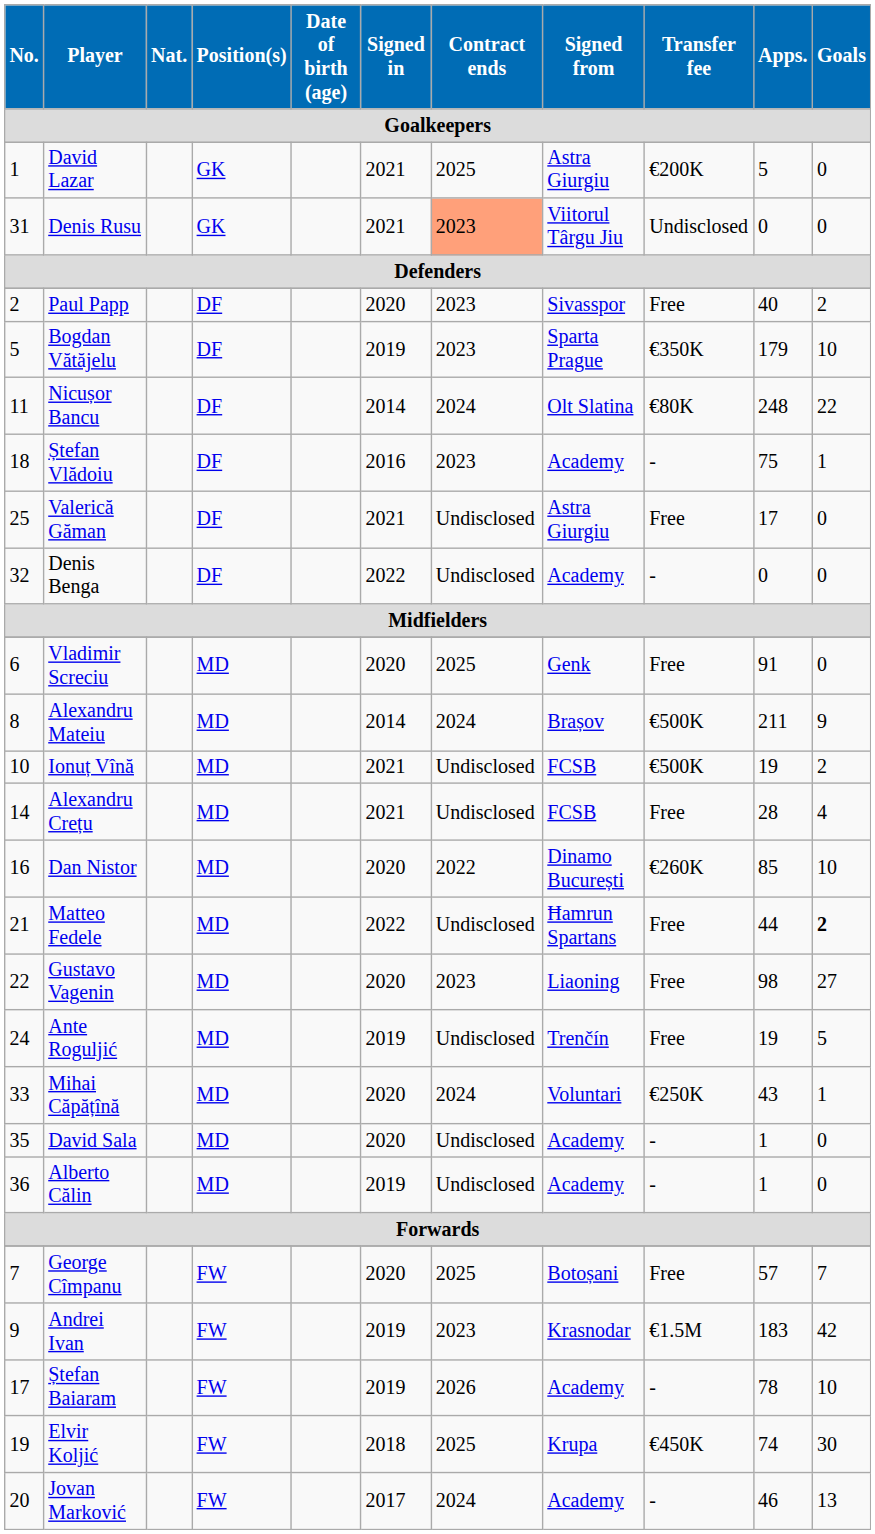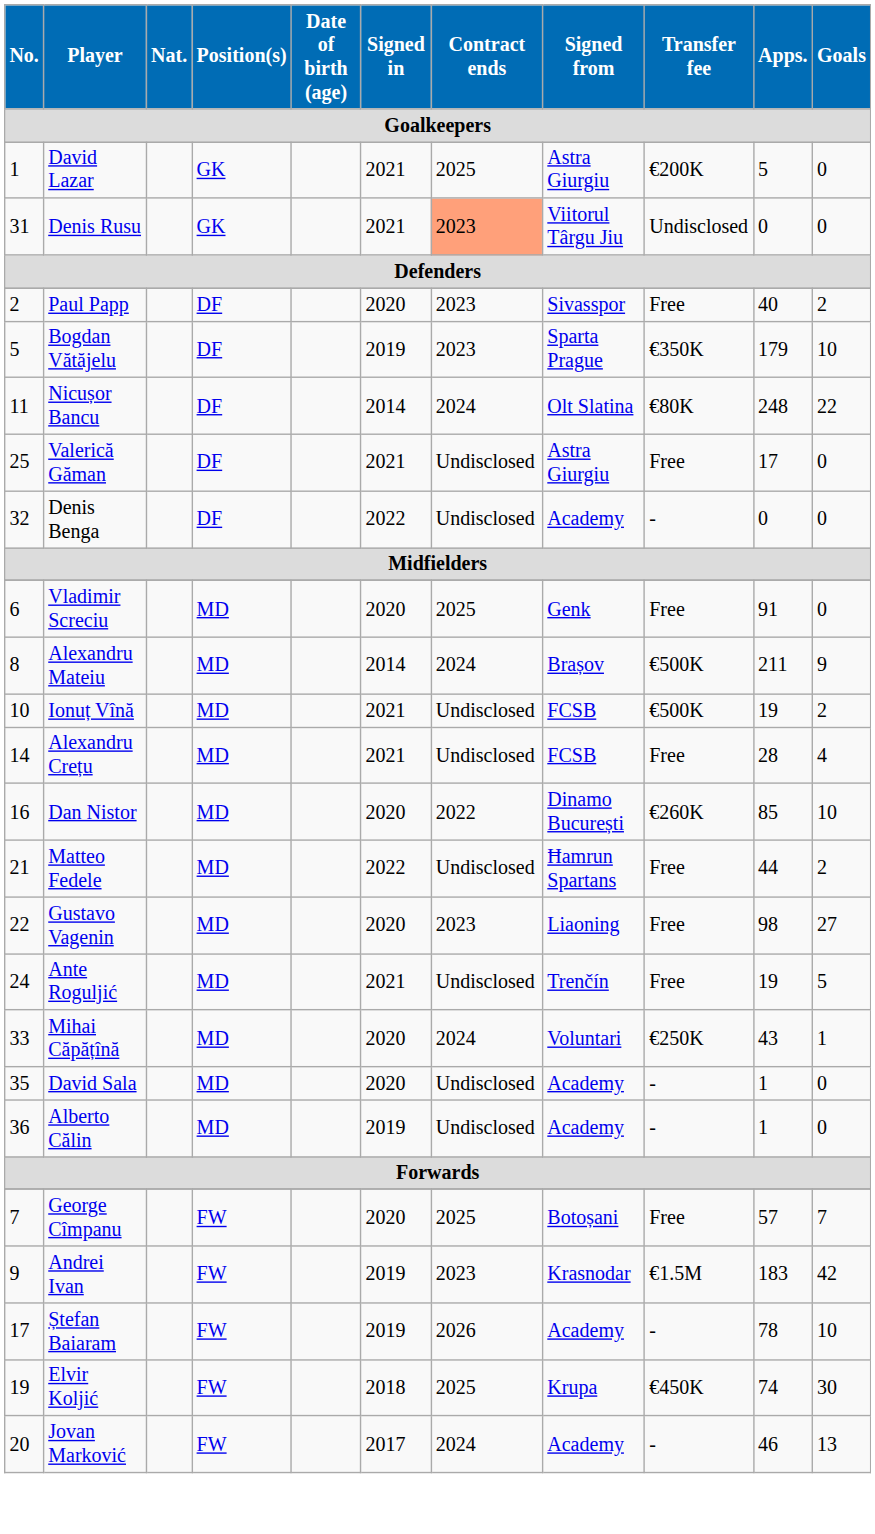- row: (80, 462)
(822, 925) bold -> (822, 868) normal
(385, 1038) 2019 -> (385, 981) 2021
